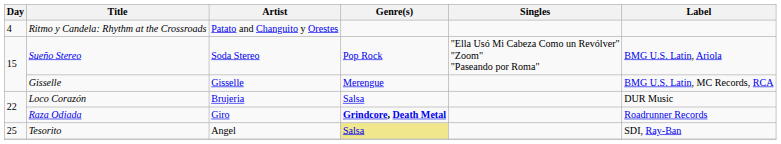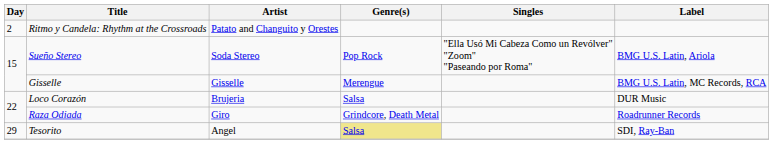(9, 28) 4 -> (9, 28) 2
(394, 115) bold -> (391, 115) normal
(12, 131) 25 -> (12, 131) 29
